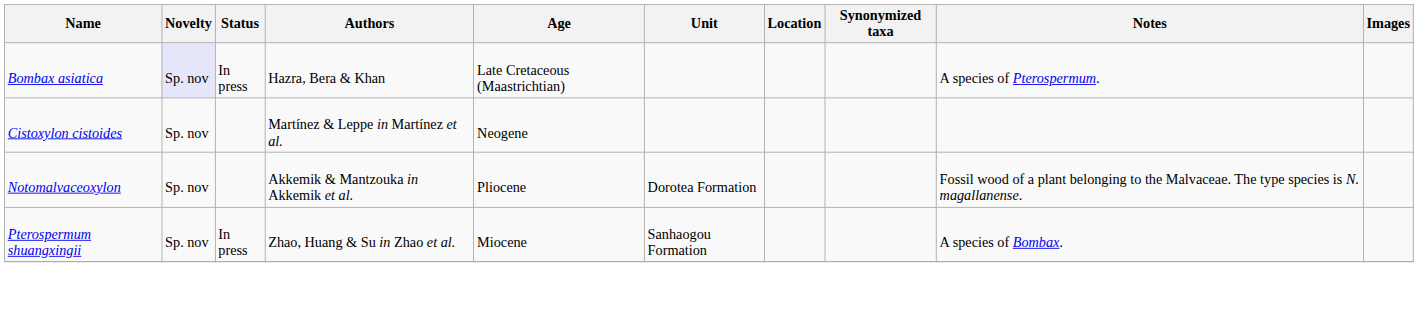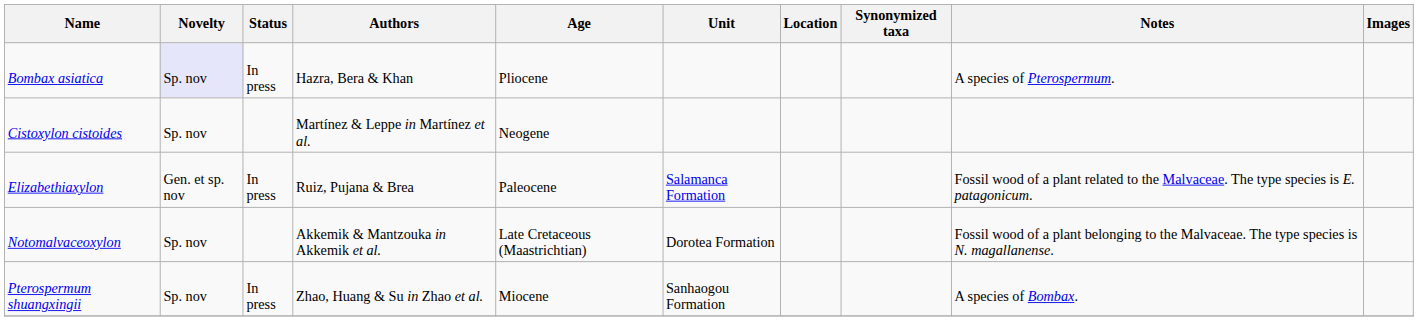(523, 78) Late Cretaceous (Maastrichtian) -> (523, 78) Pliocene
+ row: (56, 187)
(502, 187) Pliocene -> (545, 242) Late Cretaceous (Maastrichtian)
